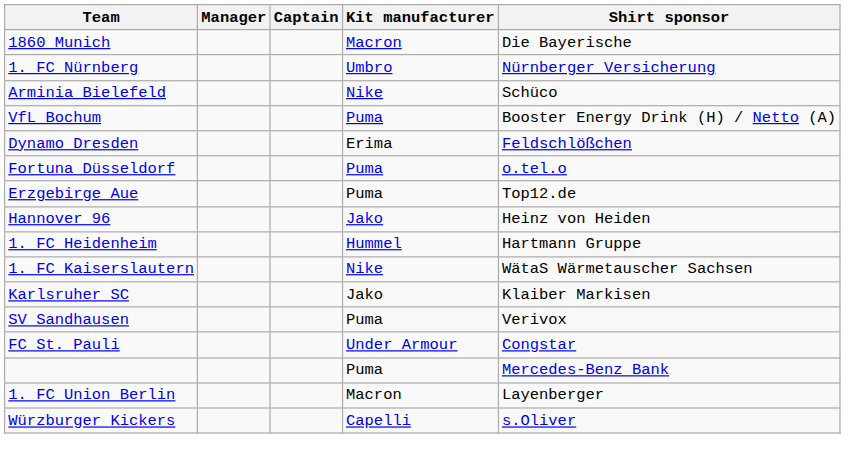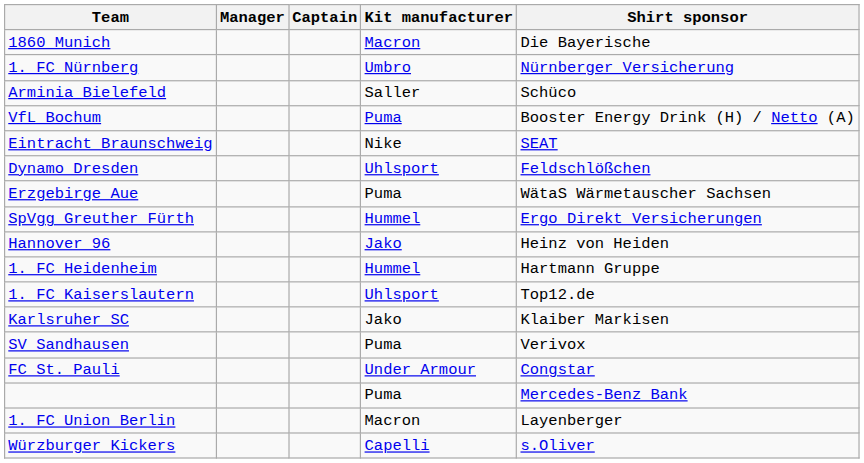(365, 93) Nike -> (392, 93) Saller
+ row: (110, 143)
(369, 143) Erima -> (402, 168) Uhlsport
- row: (92, 168)
(539, 194) Top12.de -> (646, 194) WätaS Wärmetauscher Sachsen
+ row: (101, 219)
(365, 269) Nike -> (402, 295) Uhlsport
(627, 269) WätaS Wärmetauscher Sachsen -> (558, 295) Top12.de
